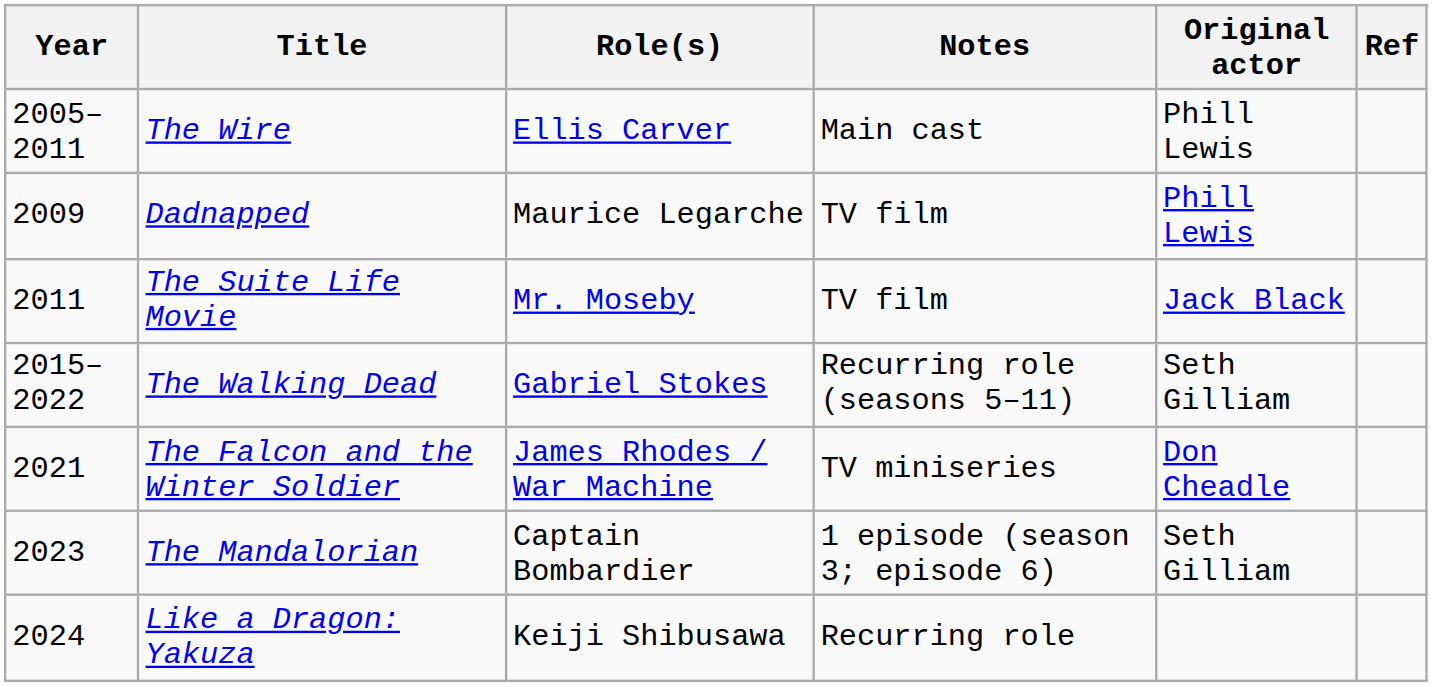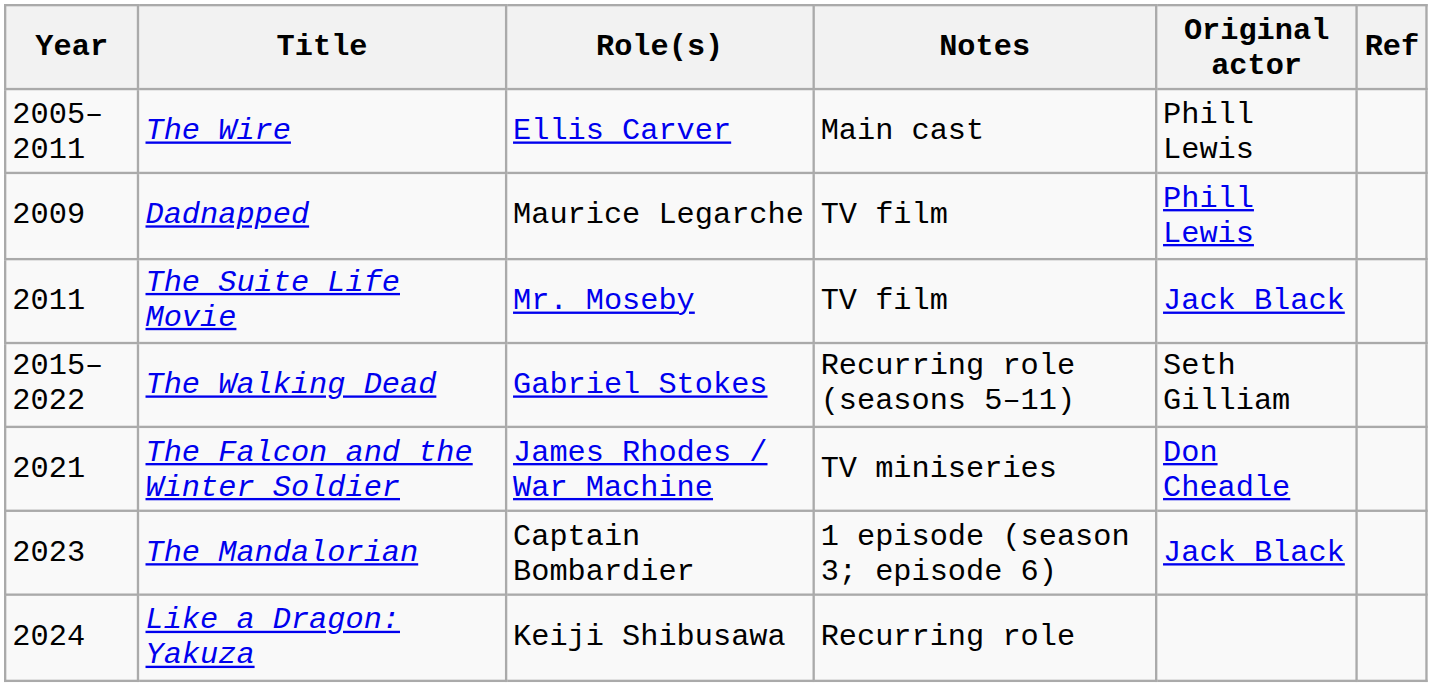(1227, 553) Seth Gilliam -> (1254, 553) Jack Black
